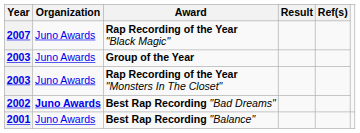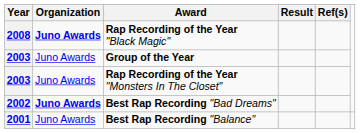(19, 35) 2007 -> (19, 35) 2008
(65, 35) normal -> (68, 35) bold
